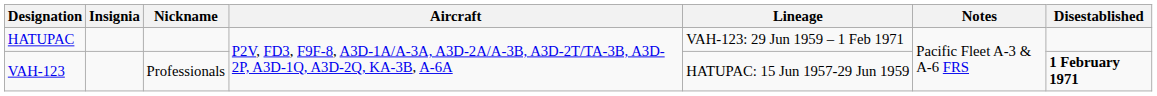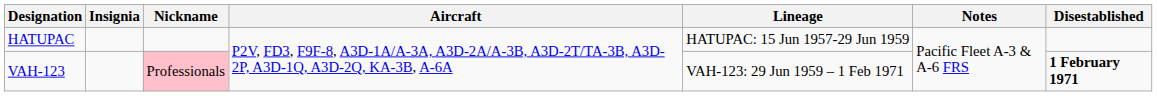(795, 39) VAH-123: 29 Jun 1959 – 1 Feb 1971 -> (798, 39) HATUPAC: 15 Jun 1957-29 Jun 1959
(186, 71) no background -> (186, 71) pink background
(798, 71) HATUPAC: 15 Jun 1957-29 Jun 1959 -> (795, 71) VAH-123: 29 Jun 1959 – 1 Feb 1971
